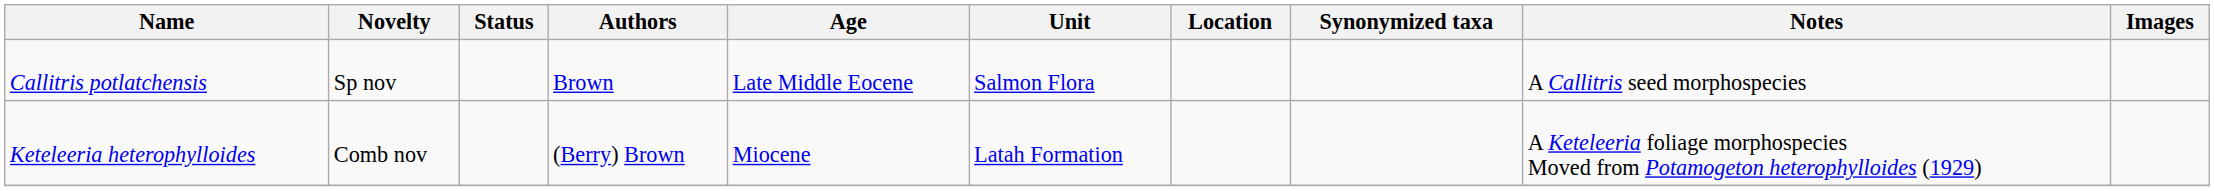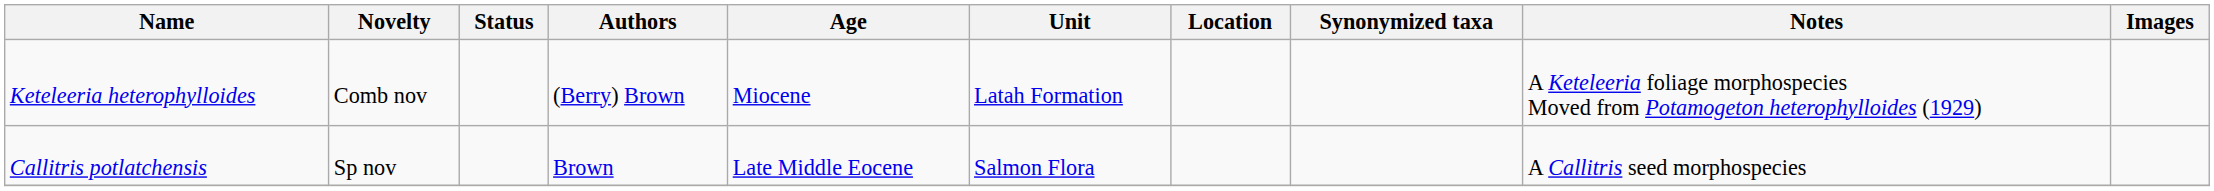rows swapped: (108, 82) <-> (133, 155)
